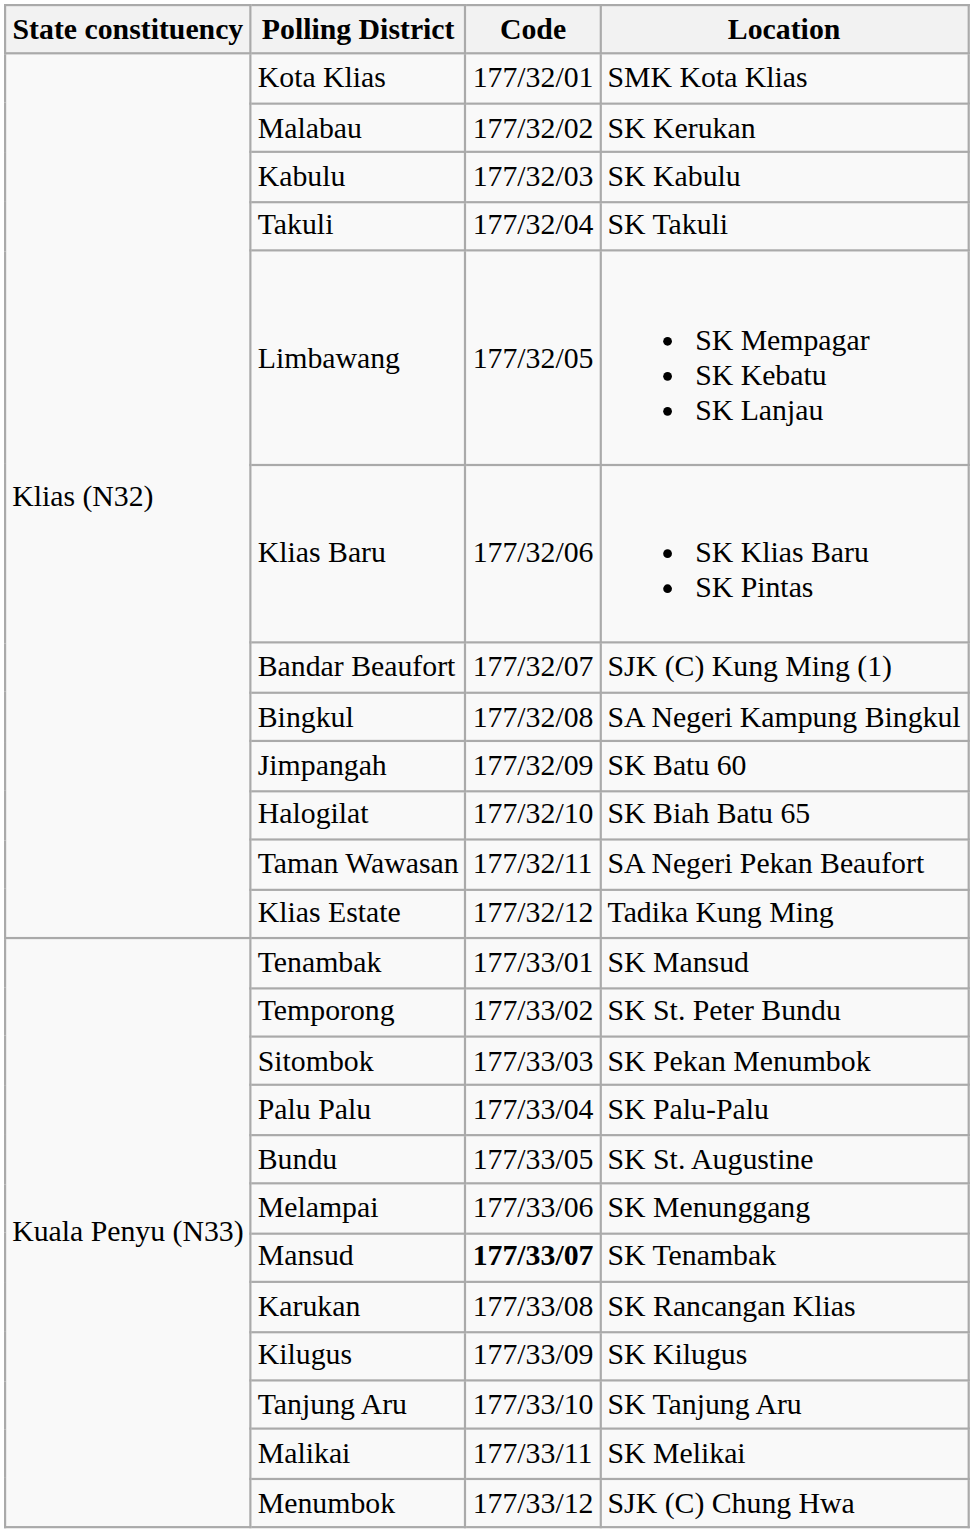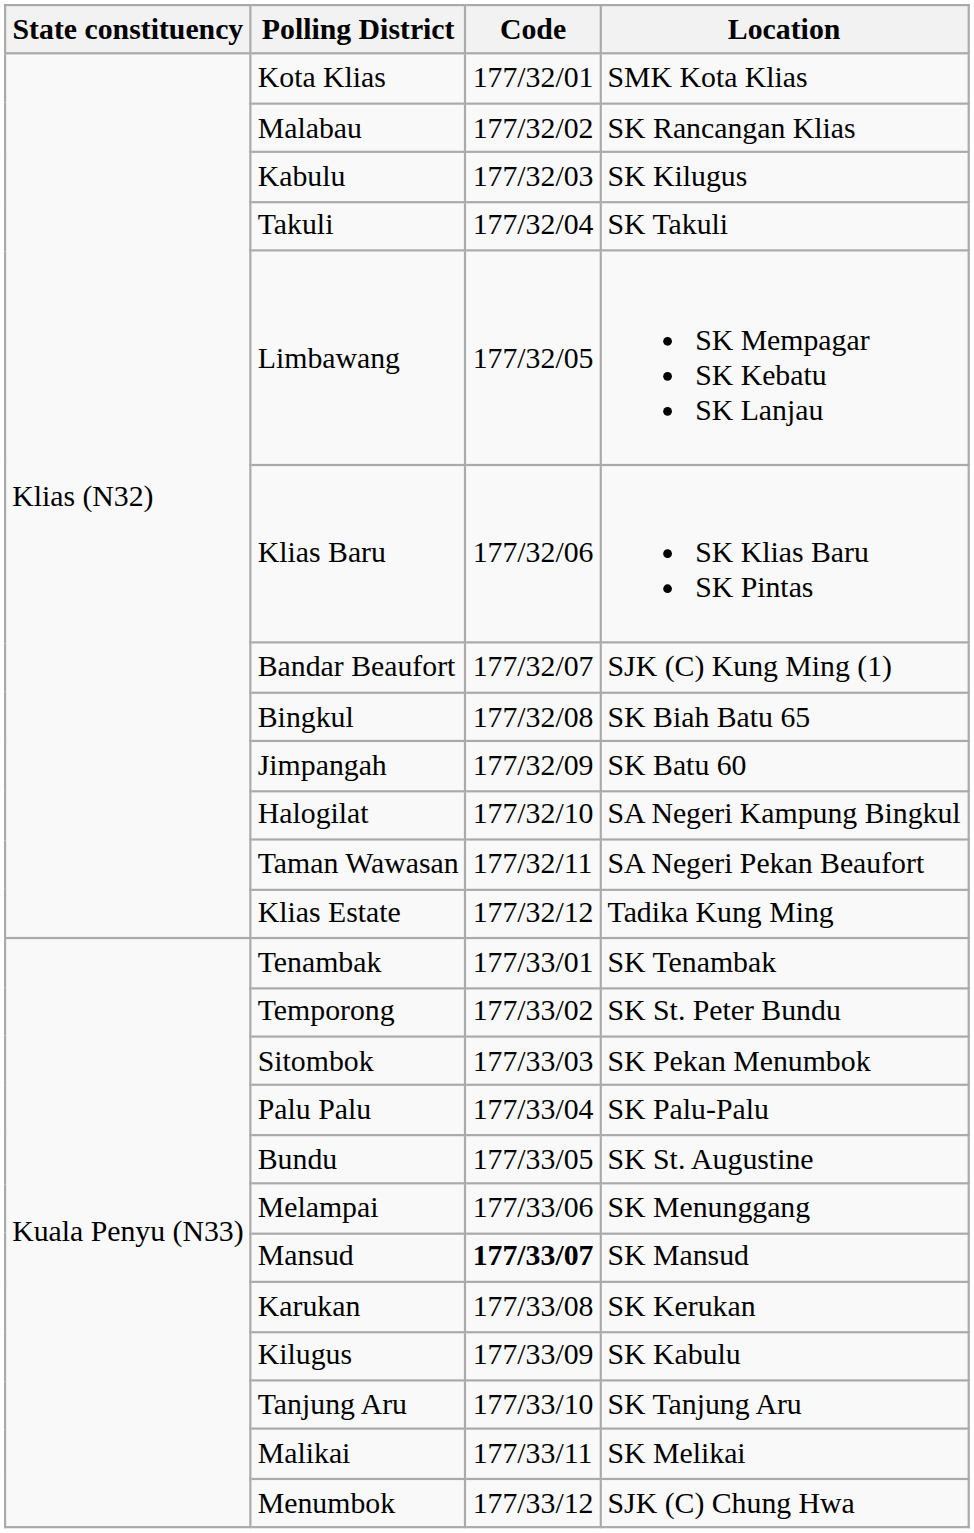(682, 126) SK Kerukan -> (732, 126) SK Rancangan Klias
(674, 176) SK Kabulu -> (677, 176) SK Kilugus
(784, 716) SA Negeri Kampung Bingkul -> (709, 716) SK Biah Batu 65
(709, 814) SK Biah Batu 65 -> (784, 814) SA Negeri Kampung Bingkul
(678, 961) SK Mansud -> (692, 961) SK Tenambak
(692, 1256) SK Tenambak -> (678, 1256) SK Mansud
(732, 1305) SK Rancangan Klias -> (682, 1305) SK Kerukan
(677, 1354) SK Kilugus -> (674, 1354) SK Kabulu
